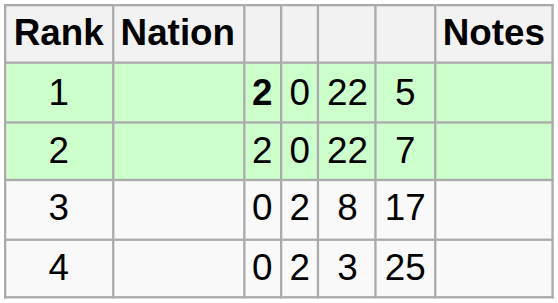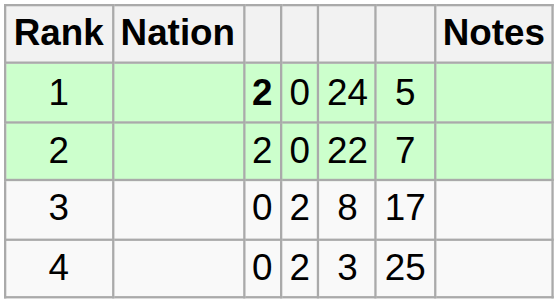(347, 92) 22 -> (347, 92) 24
